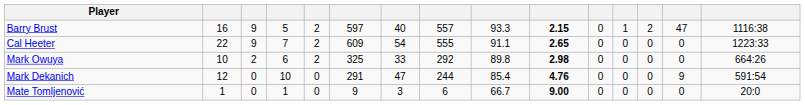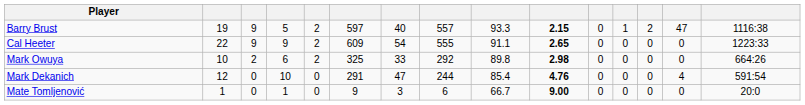(222, 28) 16 -> (222, 28) 19
(285, 44) 7 -> (285, 44) 9
(682, 76) 9 -> (682, 76) 4
